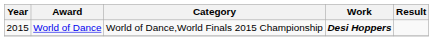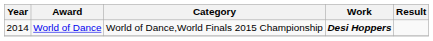(18, 28) 2015 -> (18, 28) 2014
